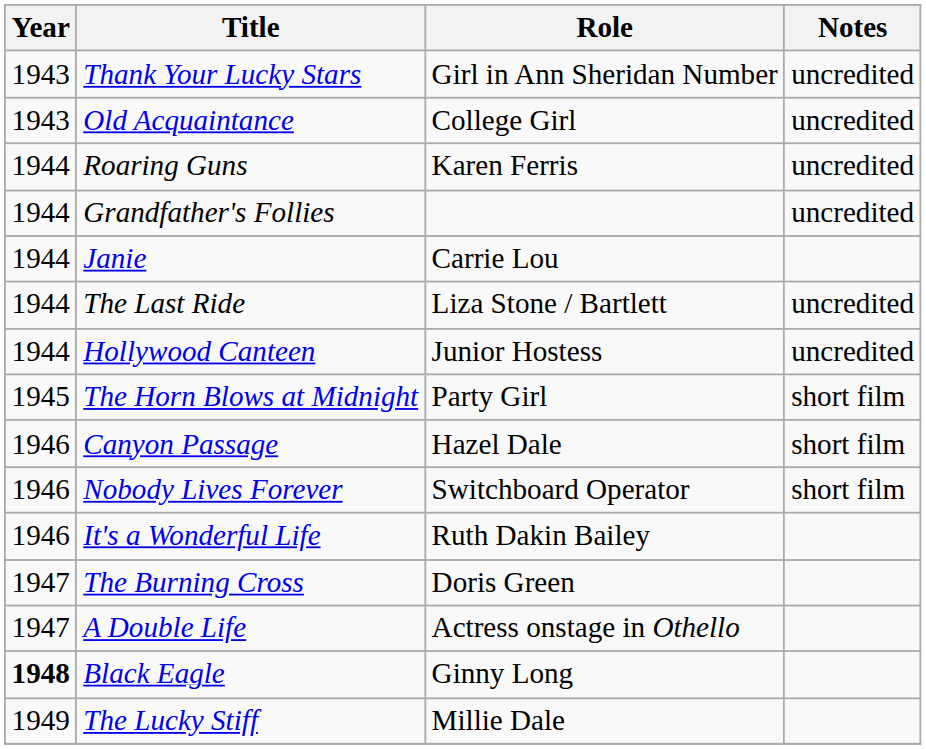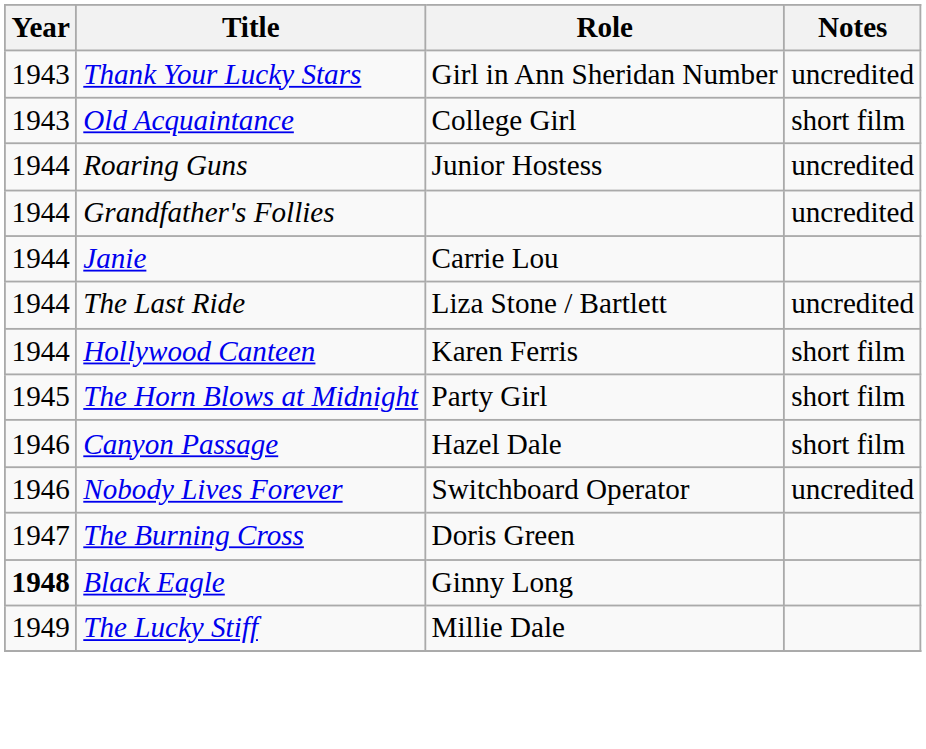(853, 119) uncredited -> (848, 119) short film
(505, 166) Karen Ferris -> (517, 166) Junior Hostess
(517, 350) Junior Hostess -> (505, 350) Karen Ferris
(853, 350) uncredited -> (848, 350) short film
(848, 489) short film -> (853, 489) uncredited
- row: (202, 535)
- row: (165, 627)
